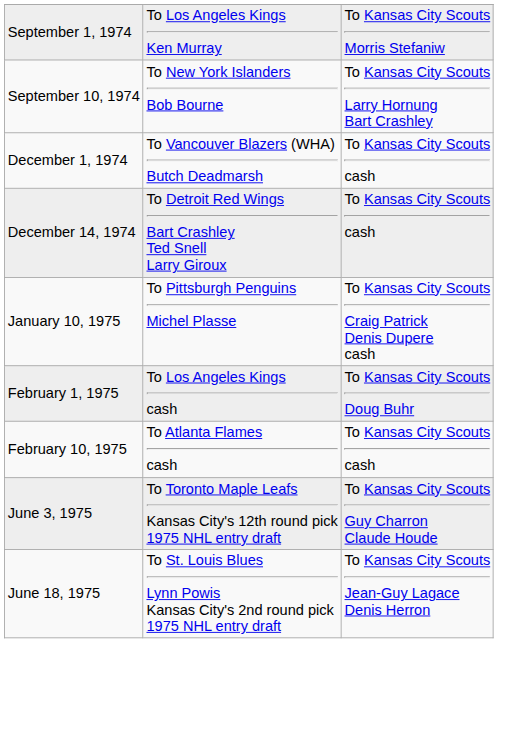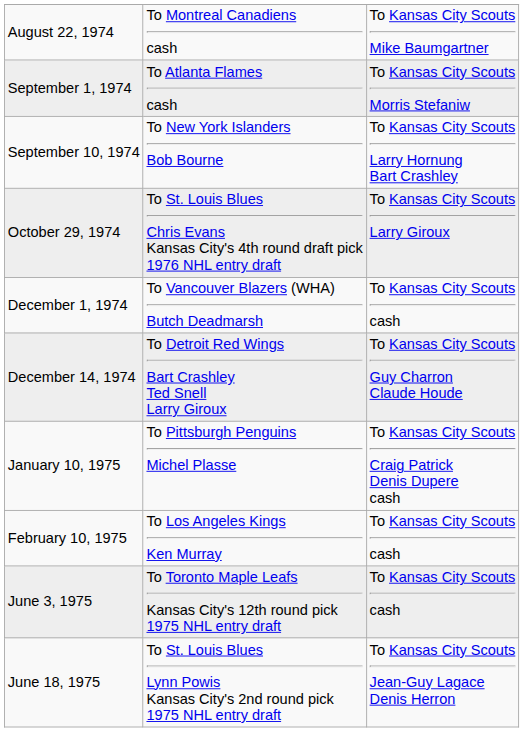+ row: (61, 32)
(242, 32) To Los Angeles Kings Ken Murray -> (255, 88) To Atlanta Flames cash
+ row: (64, 232)
(417, 216) To Kansas City Scouts cash -> (442, 369) To Kansas City Scouts Guy Charron Claude Houde
- row: (63, 393)
(242, 449) To Atlanta Flames cash -> (255, 538) To Los Angeles Kings Ken Murray
(417, 513) To Kansas City Scouts Guy Charron Claude Houde -> (442, 593) To Kansas City Scouts cash
